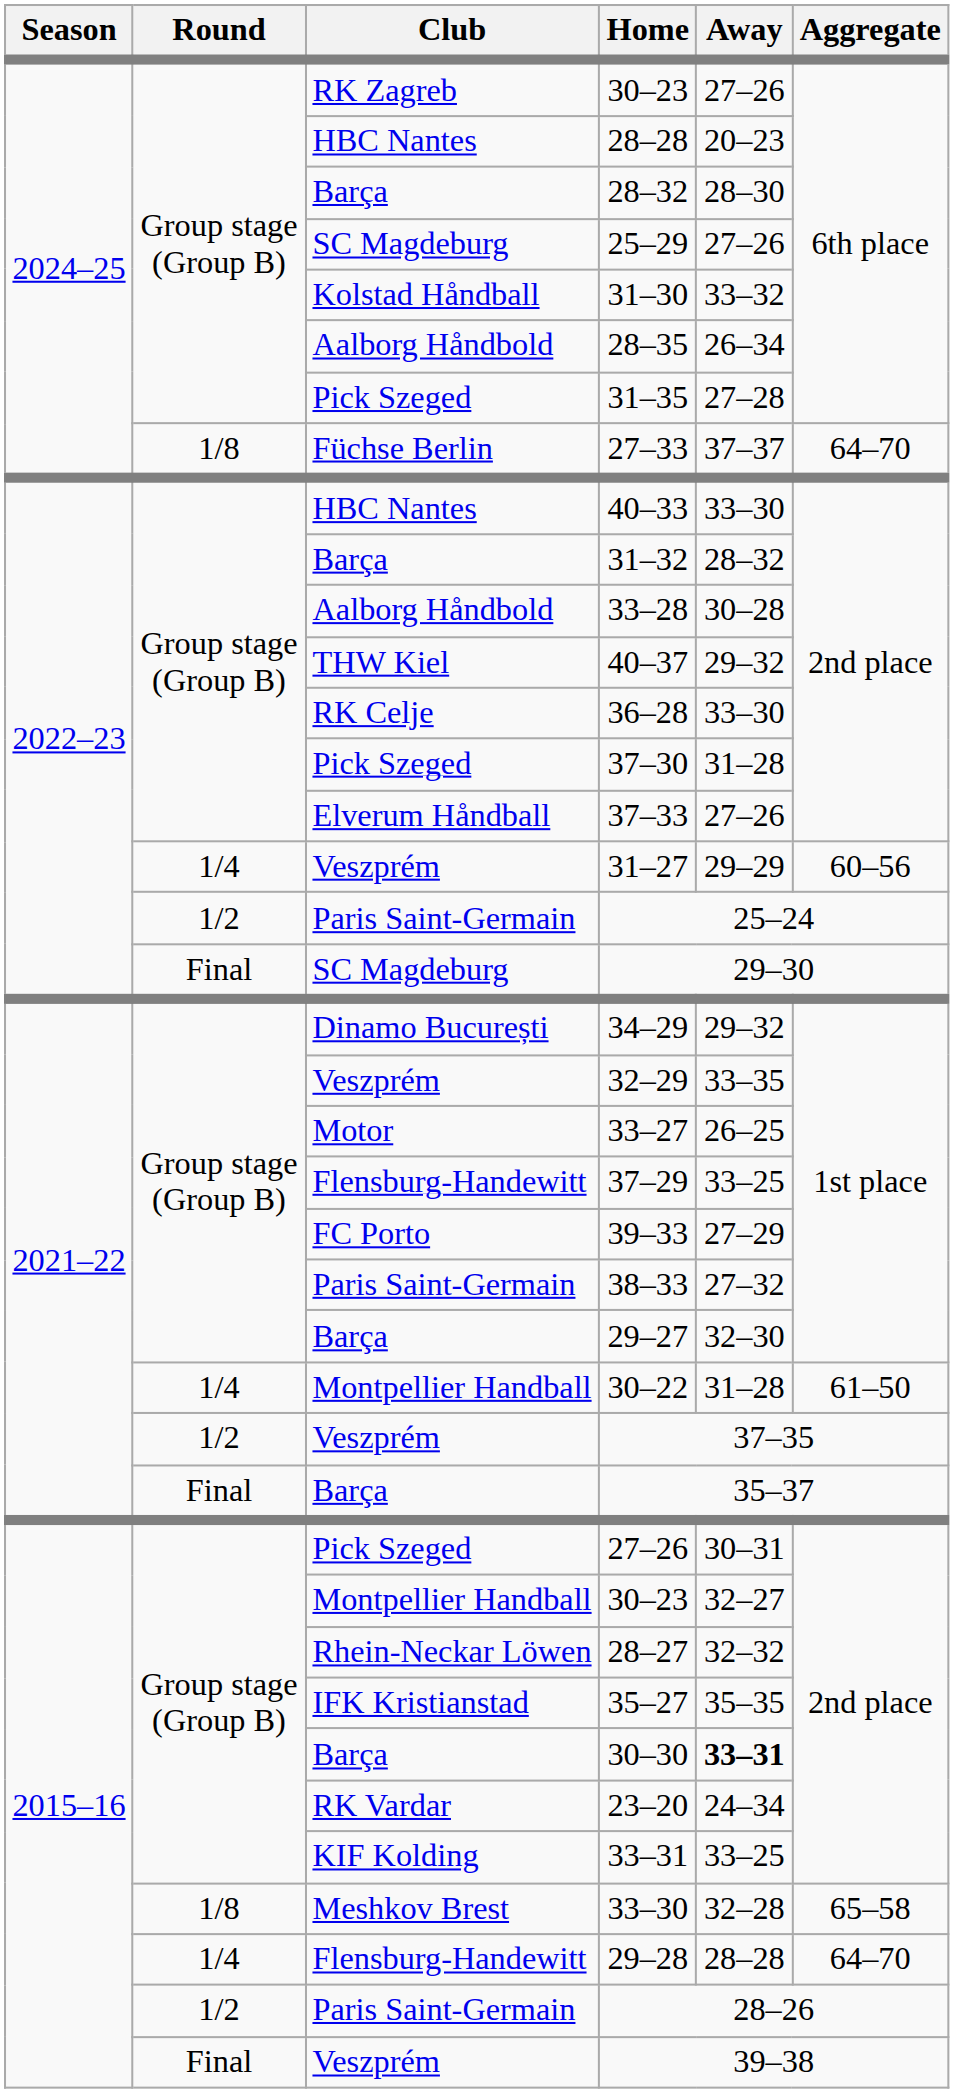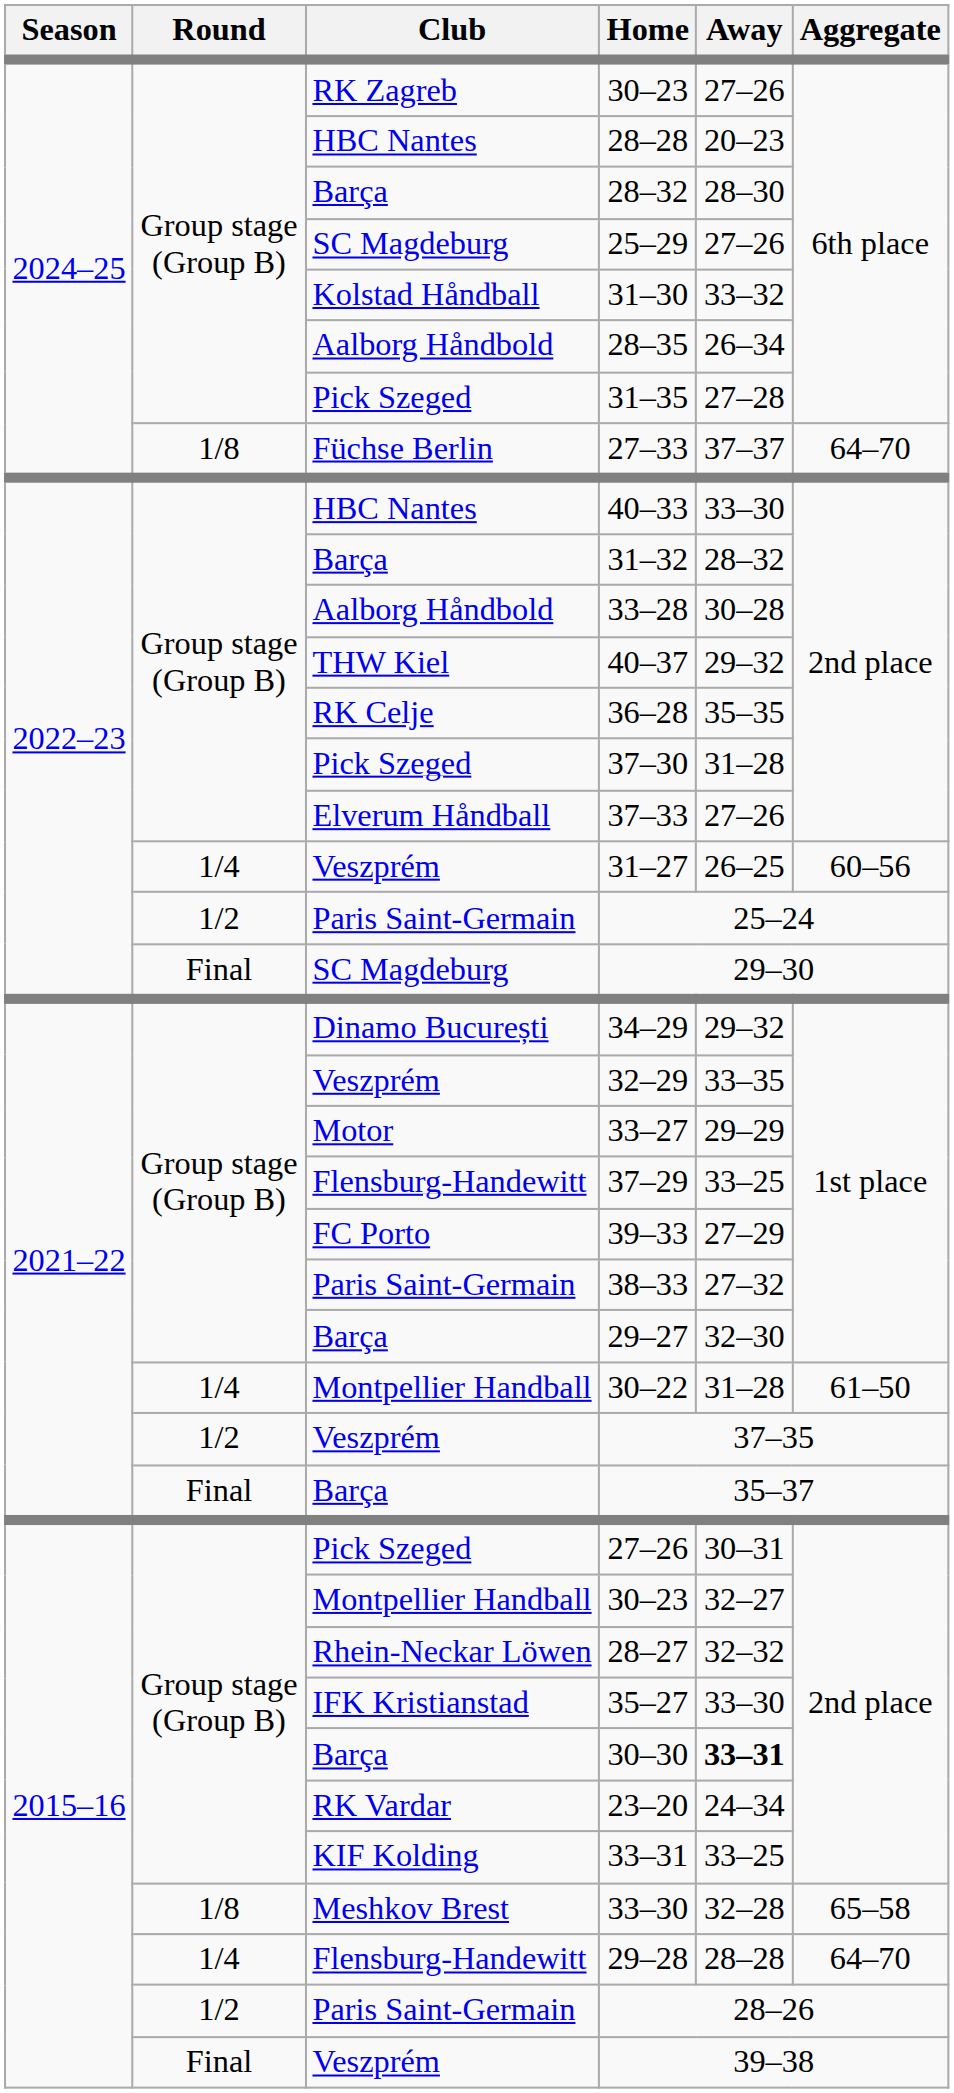(744, 712) 33–30 -> (744, 712) 35–35
(744, 866) 29–29 -> (744, 866) 26–25
(744, 1130) 26–25 -> (744, 1130) 29–29
(744, 1702) 35–35 -> (744, 1702) 33–30
